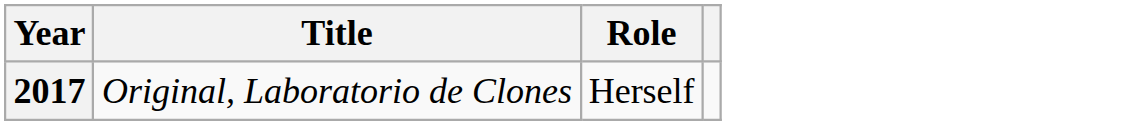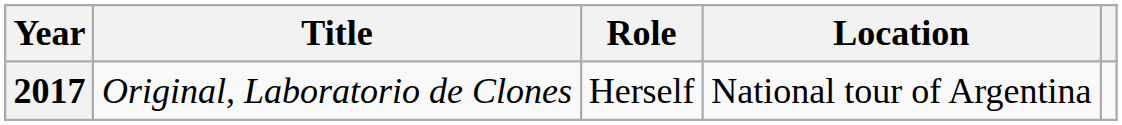+ column: (901, 33)
